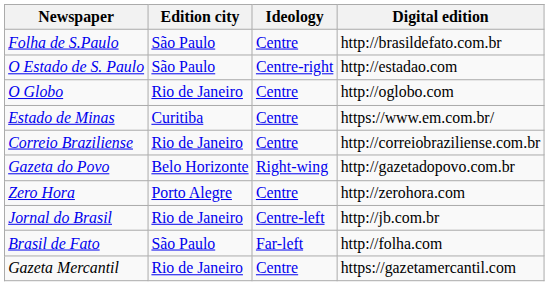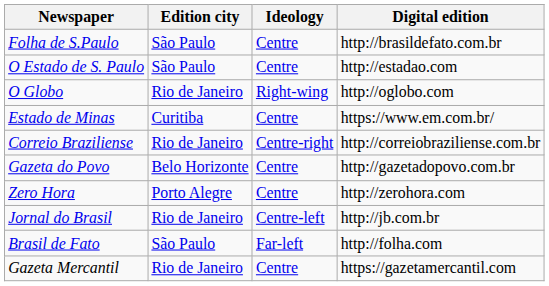(295, 67) Centre-right -> (277, 67) Centre
(277, 92) Centre -> (292, 92) Right-wing
(277, 142) Centre -> (295, 142) Centre-right
(292, 167) Right-wing -> (277, 167) Centre
